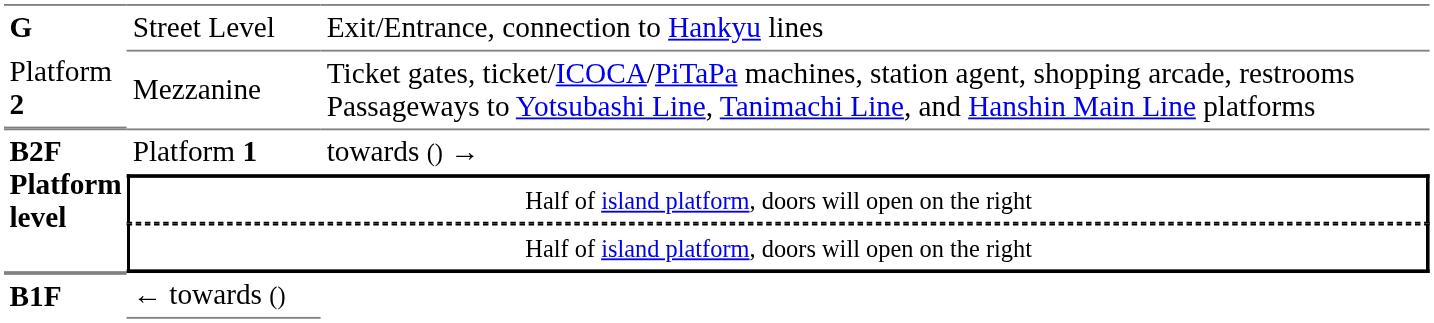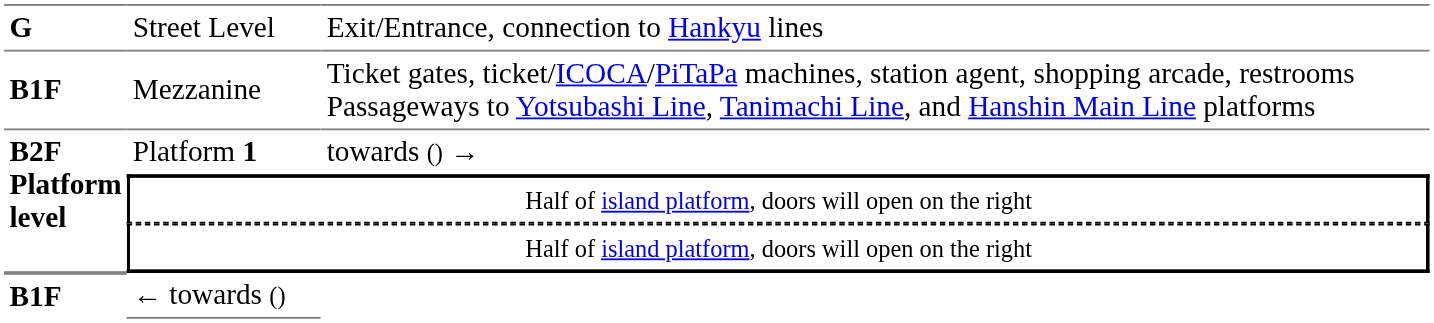(61, 87) Platform 2 -> (36, 89) B1F
